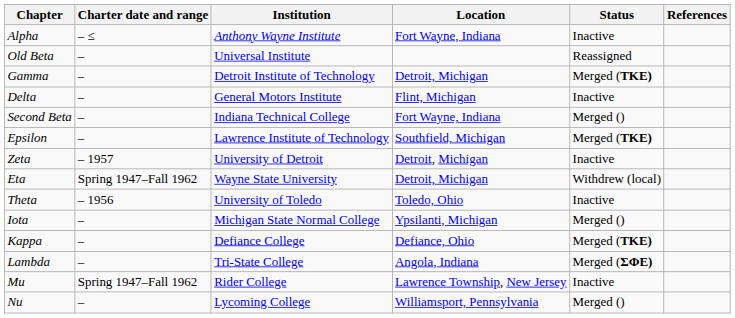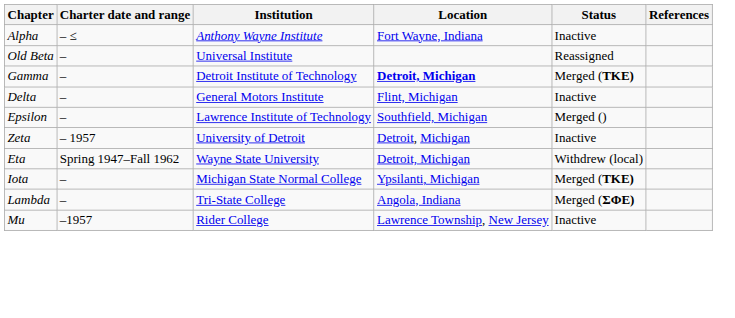(441, 76) normal -> (426, 76) bold
- row: (40, 117)
(612, 138) Merged (ΤΚΕ) -> (581, 117) Merged ()
- row: (22, 199)
(599, 220) Merged () -> (594, 179) Merged (ΤΚΕ)
- row: (25, 240)
(138, 281) Spring 1947–Fall 1962 -> (76, 220) –1957
- row: (15, 302)
